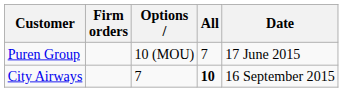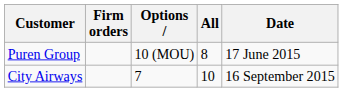(204, 53) 7 -> (204, 53) 8
(208, 76) bold -> (208, 76) normal
